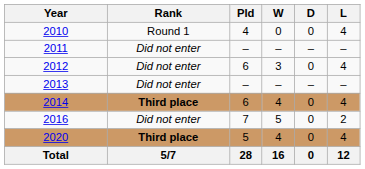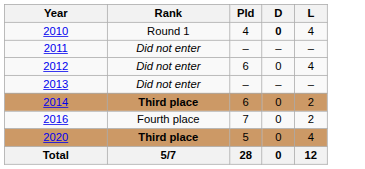- column: (278, 14)
(311, 31) normal -> (278, 31) bold
(343, 102) 4 -> (311, 102) 2
(168, 120) Did not enter -> (168, 120) Fourth place
